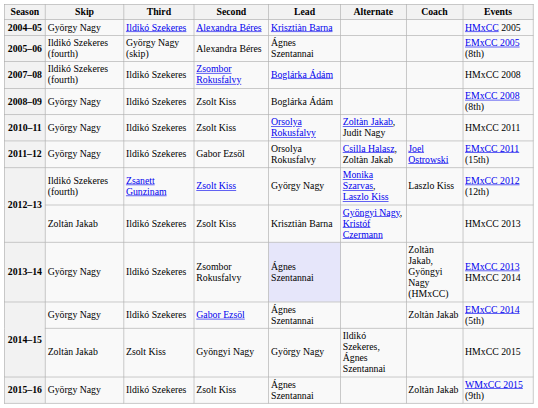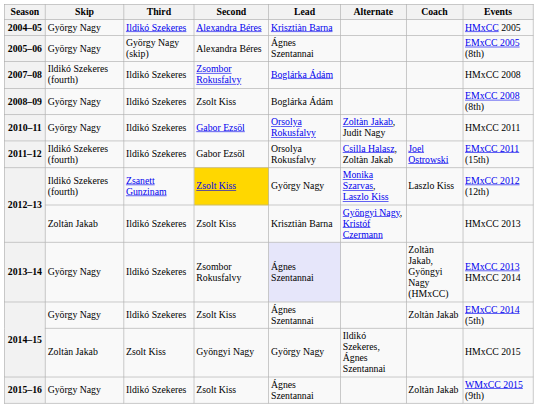(78, 48) Ildikó Szekeres (fourth) -> (74, 48) György Nagy
(216, 128) Zsolt Kiss -> (221, 128) Gabor Ezsöl
(74, 154) György Nagy -> (78, 154) Ildikó Szekeres (fourth)
(216, 186) no background -> (216, 186) gold background
(221, 315) Gabor Ezsöl -> (216, 315) Zsolt Kiss
